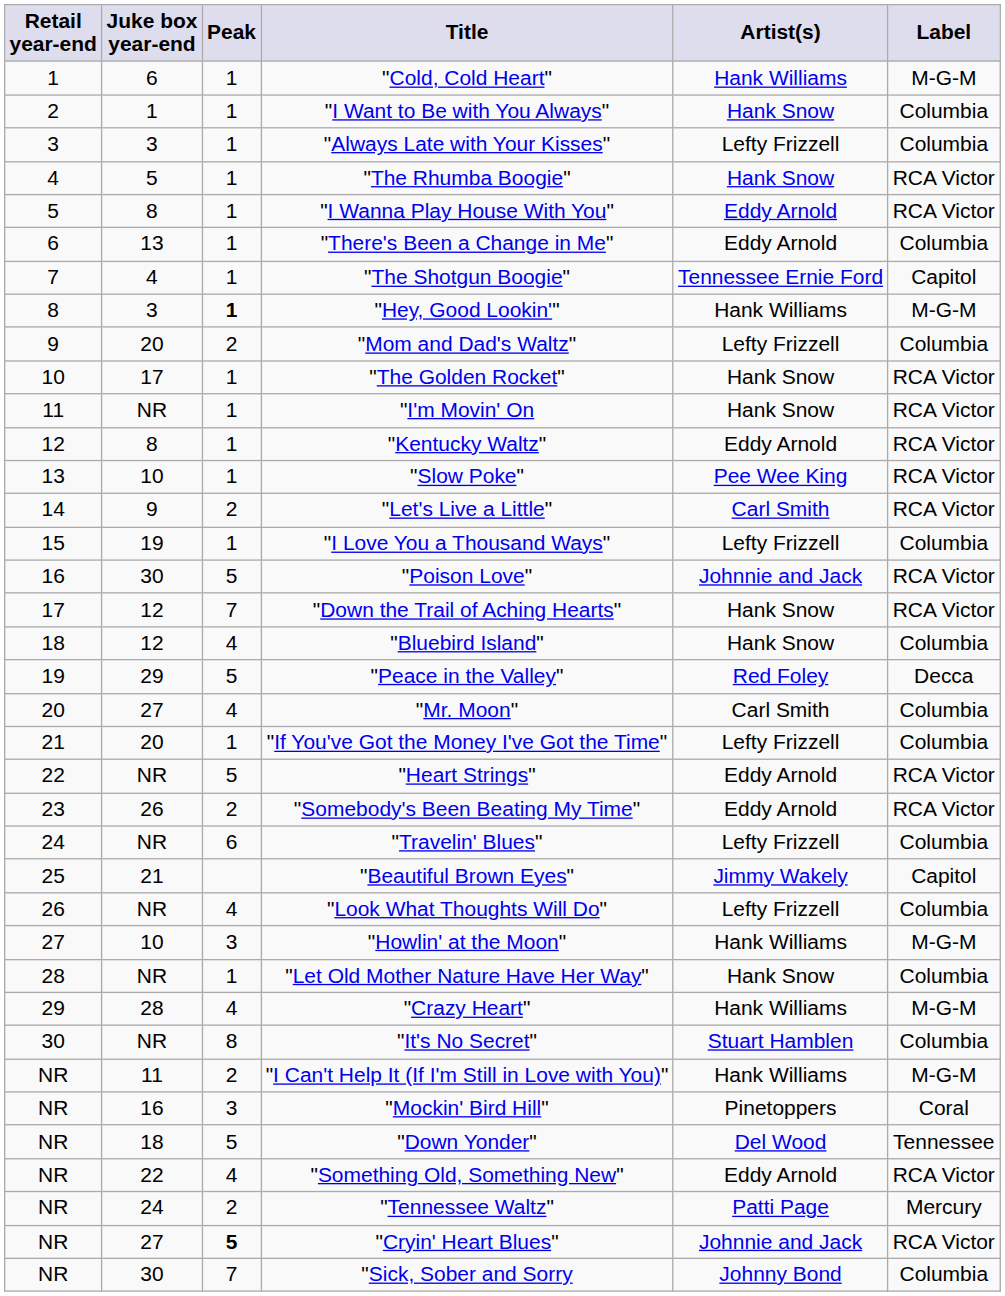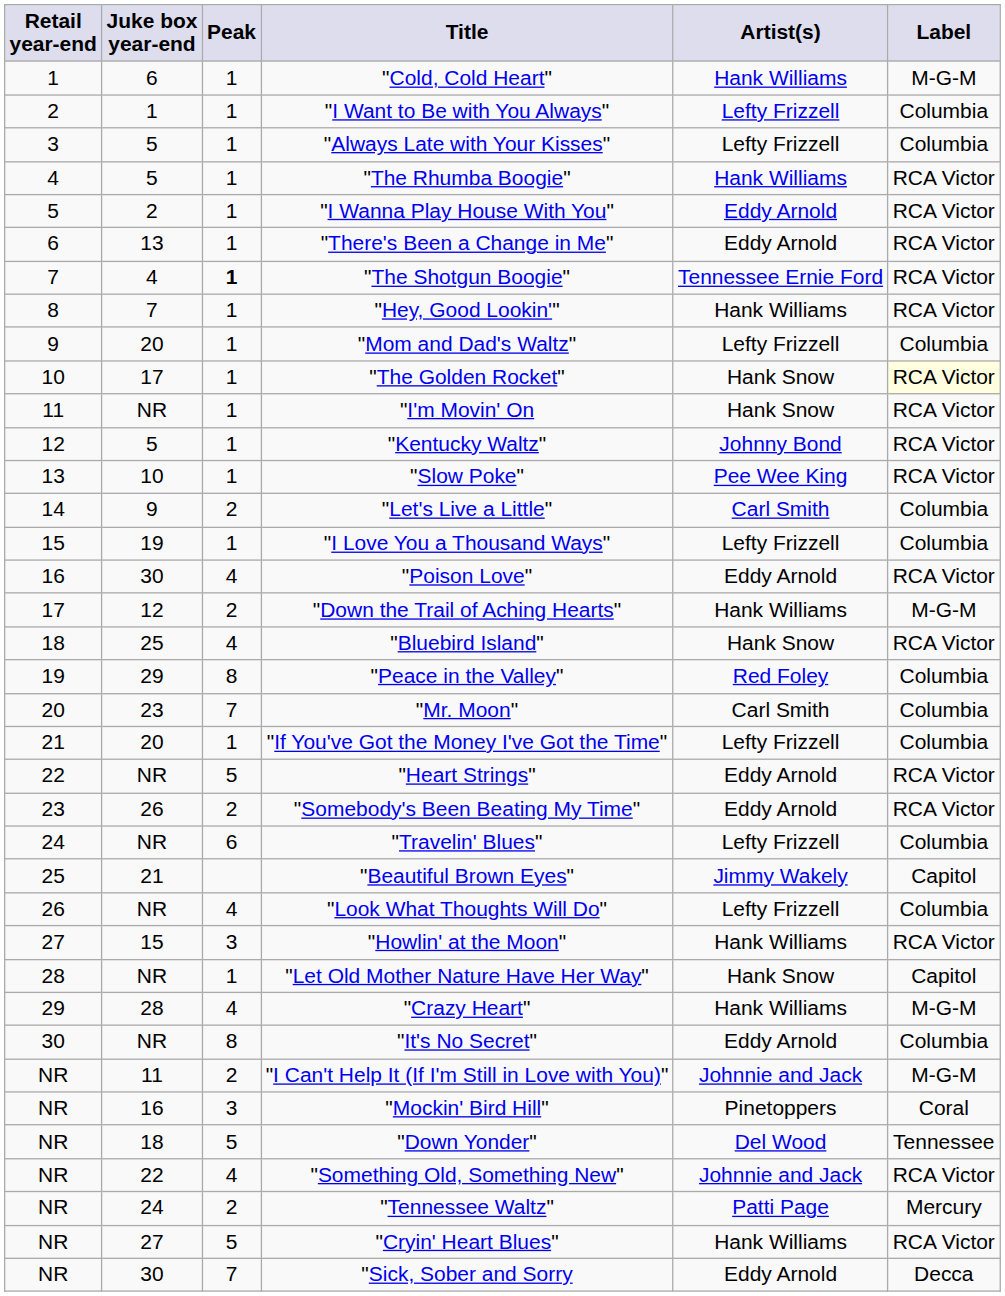(781, 111) Hank Snow -> (781, 111) Lefty Frizzell
(152, 144) 3 -> (152, 144) 5
(781, 177) Hank Snow -> (781, 177) Hank Williams
(152, 210) 8 -> (152, 210) 2
(944, 244) Columbia -> (944, 244) RCA Victor
(232, 277) normal -> (232, 277) bold
(944, 277) Capitol -> (944, 277) RCA Victor
(152, 310) 3 -> (152, 310) 7
(232, 310) bold -> (232, 310) normal
(944, 310) M-G-M -> (944, 310) RCA Victor
(232, 343) 2 -> (232, 343) 1
(944, 377) no background -> (944, 377) lightyellow background
(152, 443) 8 -> (152, 443) 5
(781, 443) Eddy Arnold -> (781, 443) Johnny Bond
(944, 510) RCA Victor -> (944, 510) Columbia
(232, 576) 5 -> (232, 576) 4
(781, 576) Johnnie and Jack -> (781, 576) Eddy Arnold
(232, 609) 7 -> (232, 609) 2
(781, 609) Hank Snow -> (781, 609) Hank Williams
(944, 609) RCA Victor -> (944, 609) M-G-M
(152, 643) 12 -> (152, 643) 25
(944, 643) Columbia -> (944, 643) RCA Victor
(232, 676) 5 -> (232, 676) 8
(944, 676) Decca -> (944, 676) Columbia
(152, 709) 27 -> (152, 709) 23
(232, 709) 4 -> (232, 709) 7
(152, 942) 10 -> (152, 942) 15
(944, 942) M-G-M -> (944, 942) RCA Victor
(944, 975) Columbia -> (944, 975) Capitol
(781, 1041) Stuart Hamblen -> (781, 1041) Eddy Arnold
(781, 1075) Hank Williams -> (781, 1075) Johnnie and Jack
(781, 1174) Eddy Arnold -> (781, 1174) Johnnie and Jack
(232, 1241) bold -> (232, 1241) normal
(781, 1241) Johnnie and Jack -> (781, 1241) Hank Williams
(781, 1274) Johnny Bond -> (781, 1274) Eddy Arnold
(944, 1274) Columbia -> (944, 1274) Decca
